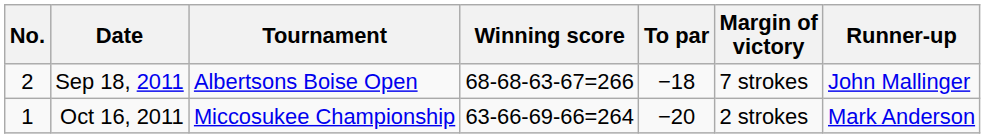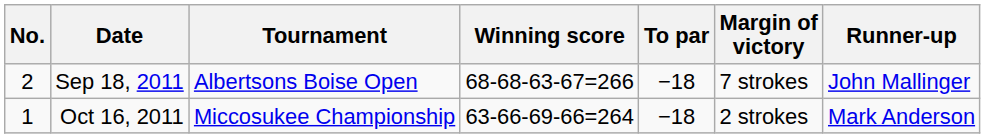(677, 116) −20 -> (677, 116) −18
